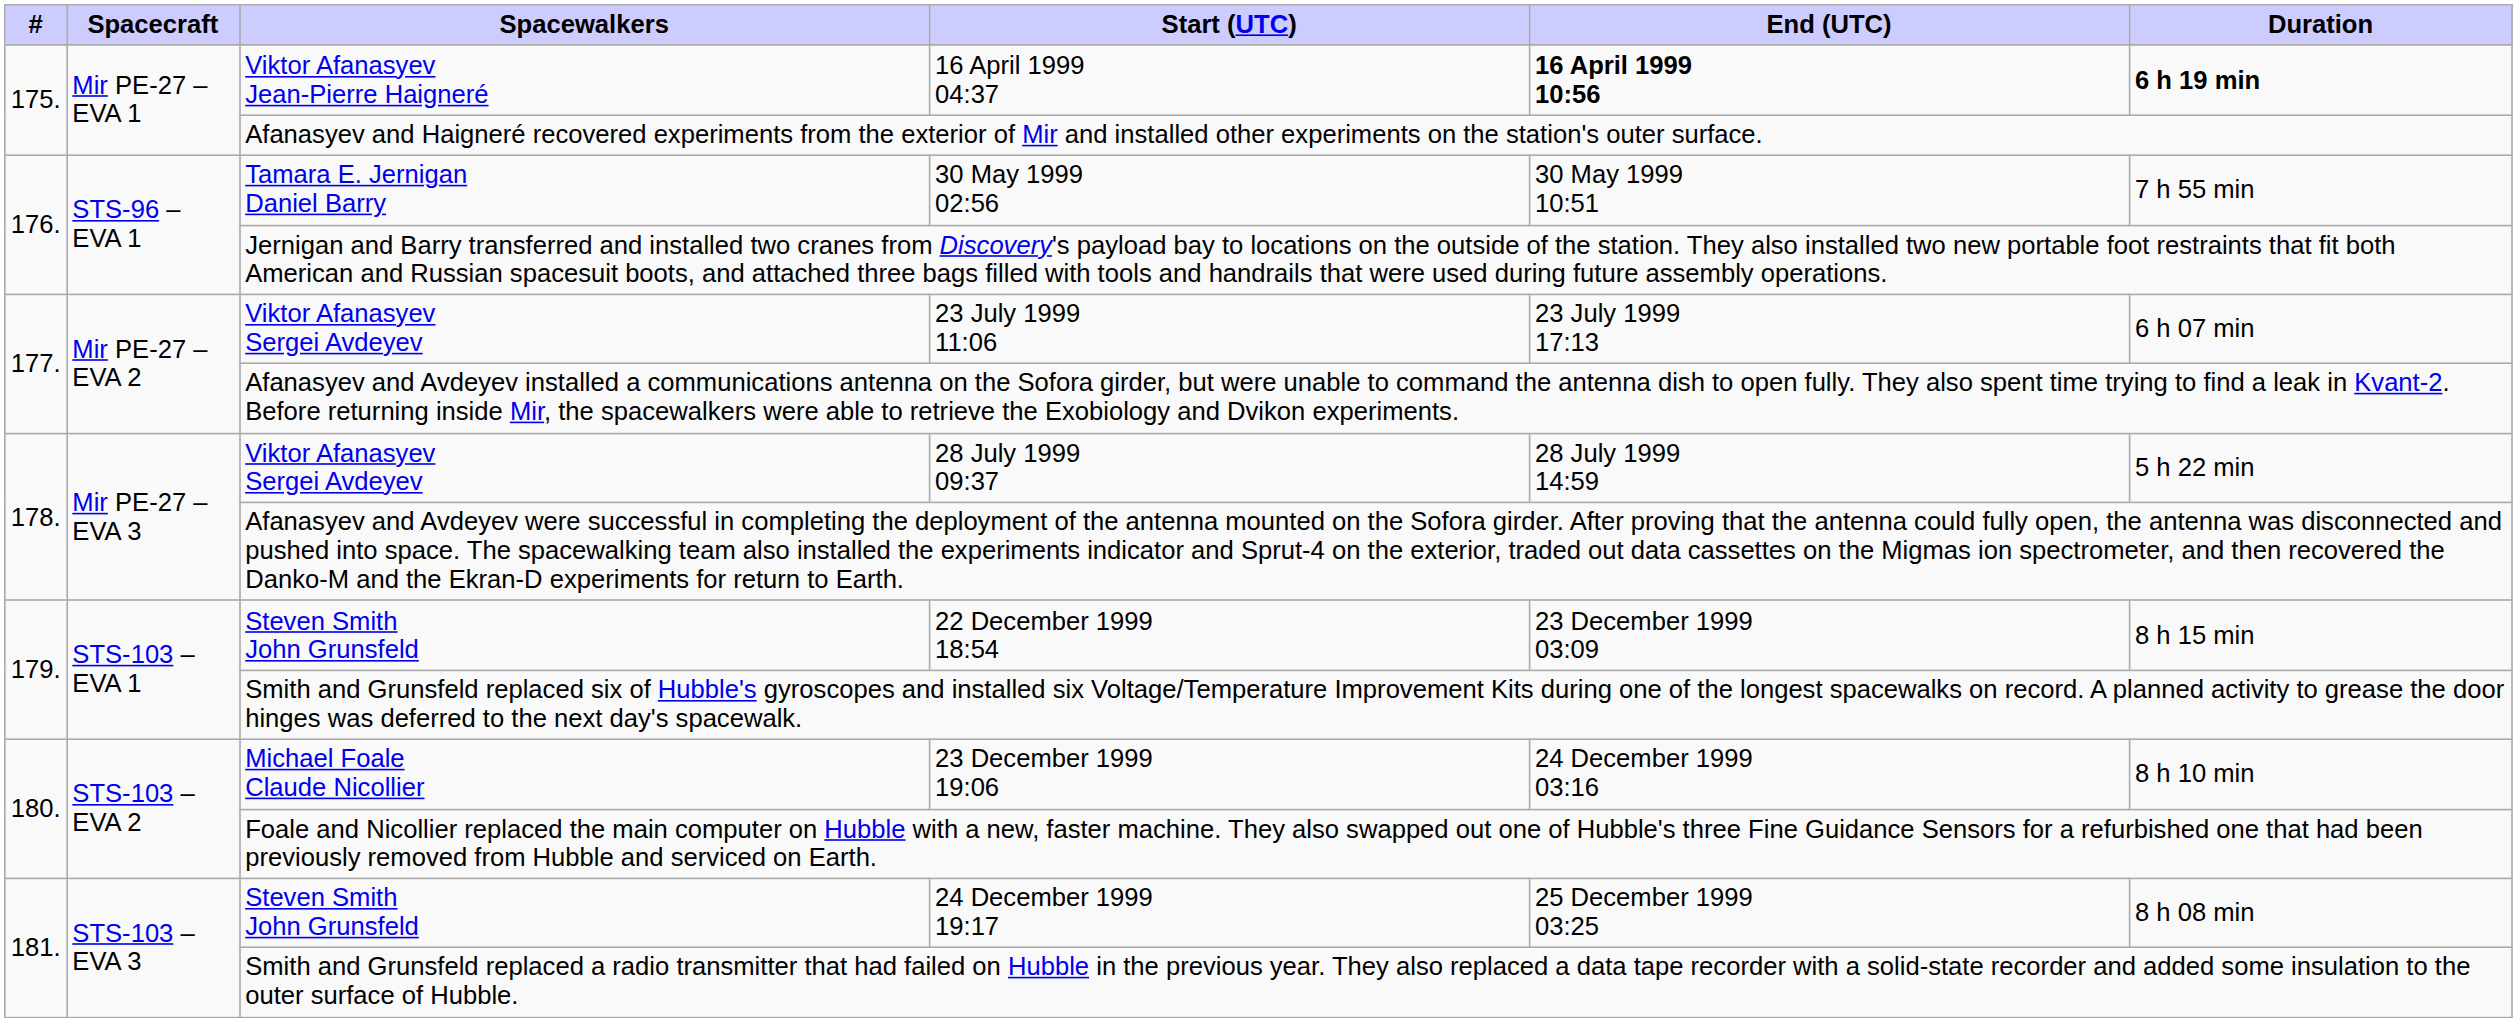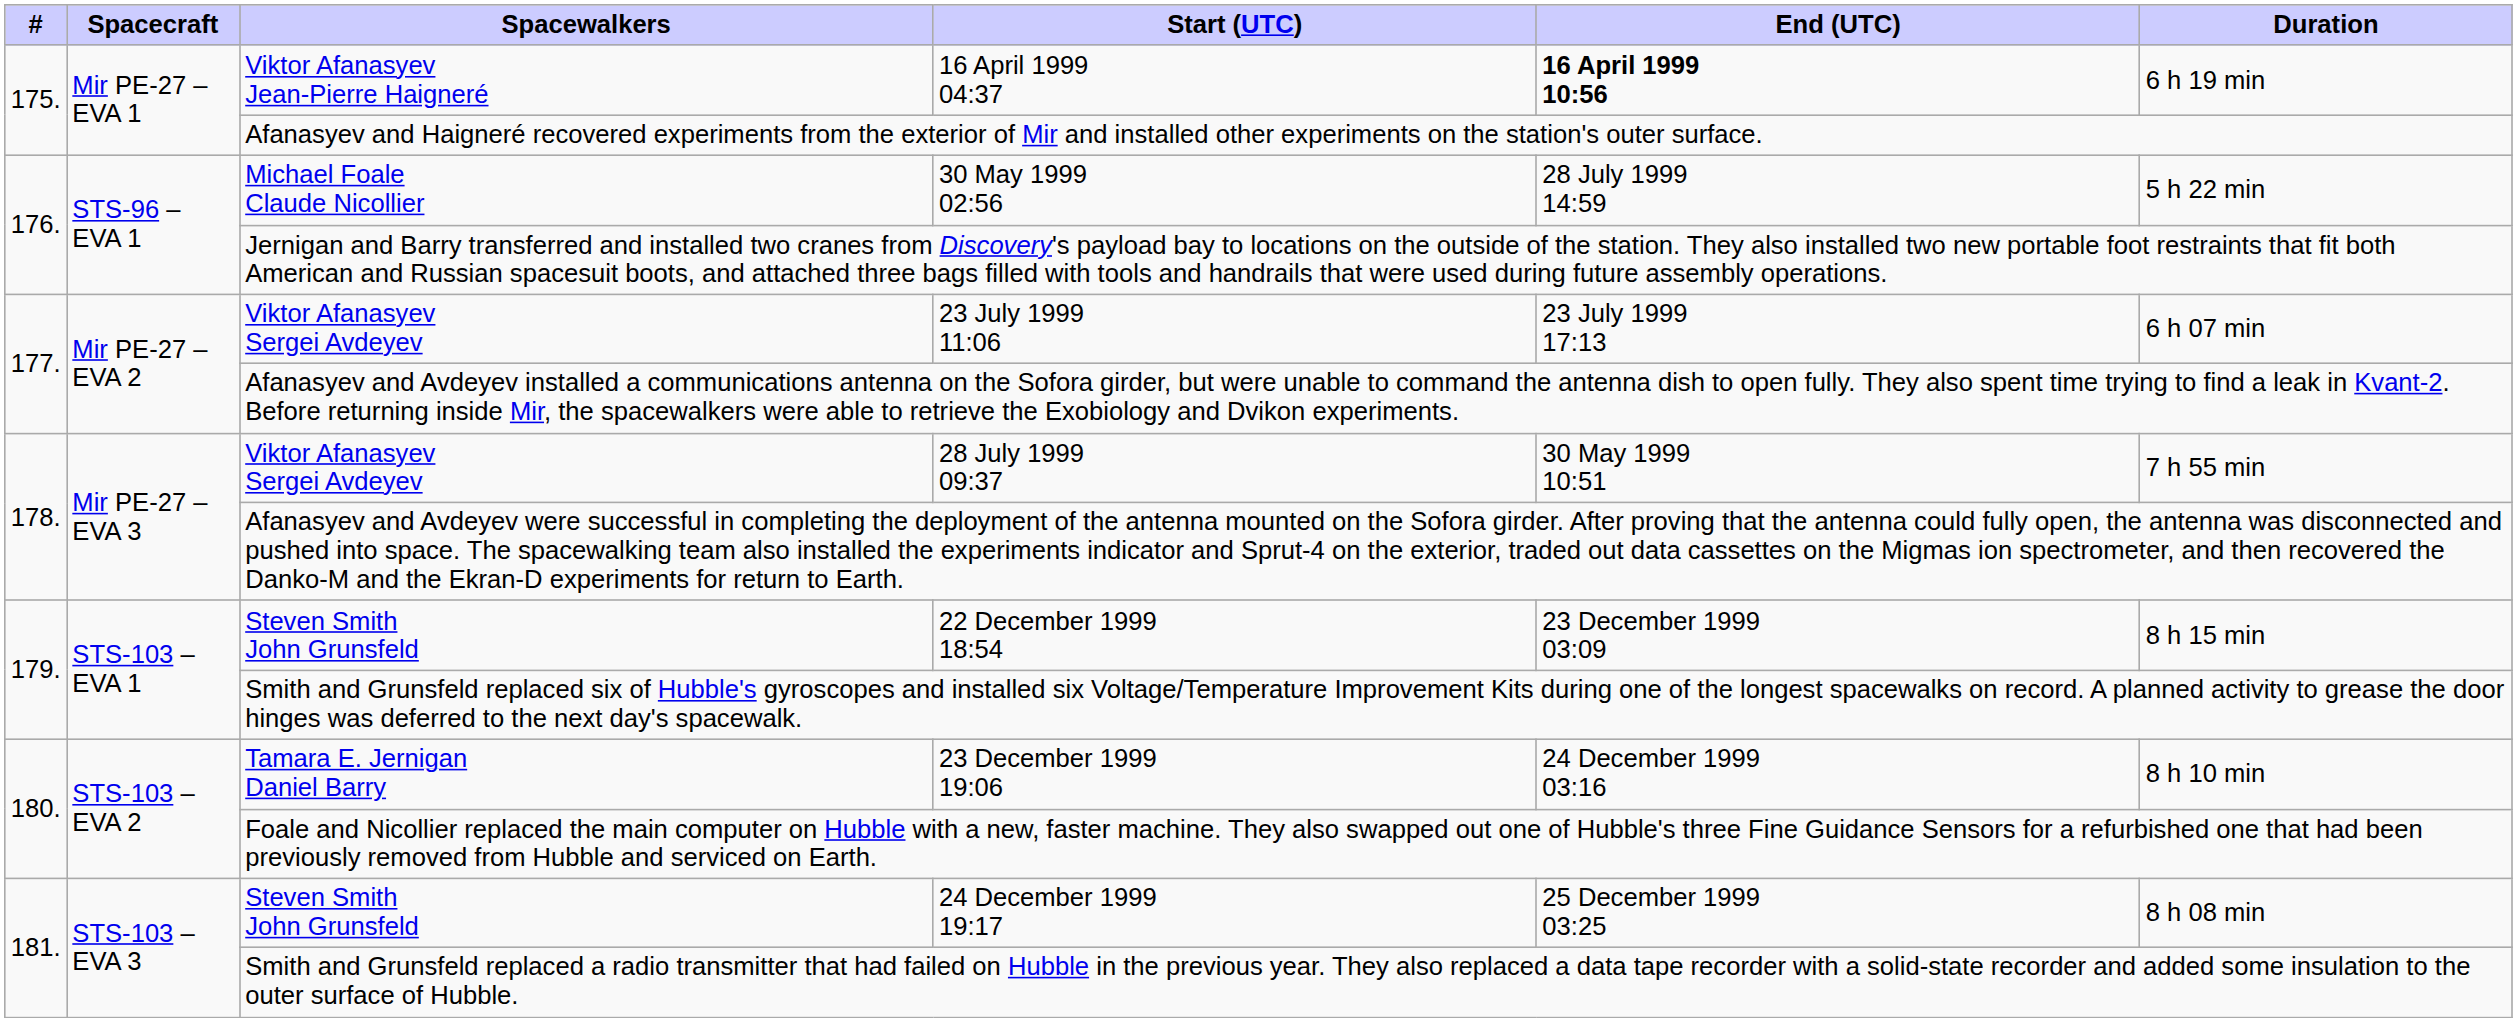(2198, 79) bold -> (2205, 79) normal
(356, 189) Tamara E. Jernigan Daniel Barry -> (335, 189) Michael Foale Claude Nicollier
(1609, 189) 30 May 1999 10:51 -> (1615, 189) 28 July 1999 14:59
(2195, 189) 7 h 55 min -> (2205, 189) 5 h 22 min
(1608, 467) 28 July 1999 14:59 -> (1616, 467) 30 May 1999 10:51
(2195, 467) 5 h 22 min -> (2205, 467) 7 h 55 min
(335, 773) Michael Foale Claude Nicollier -> (356, 773) Tamara E. Jernigan Daniel Barry
